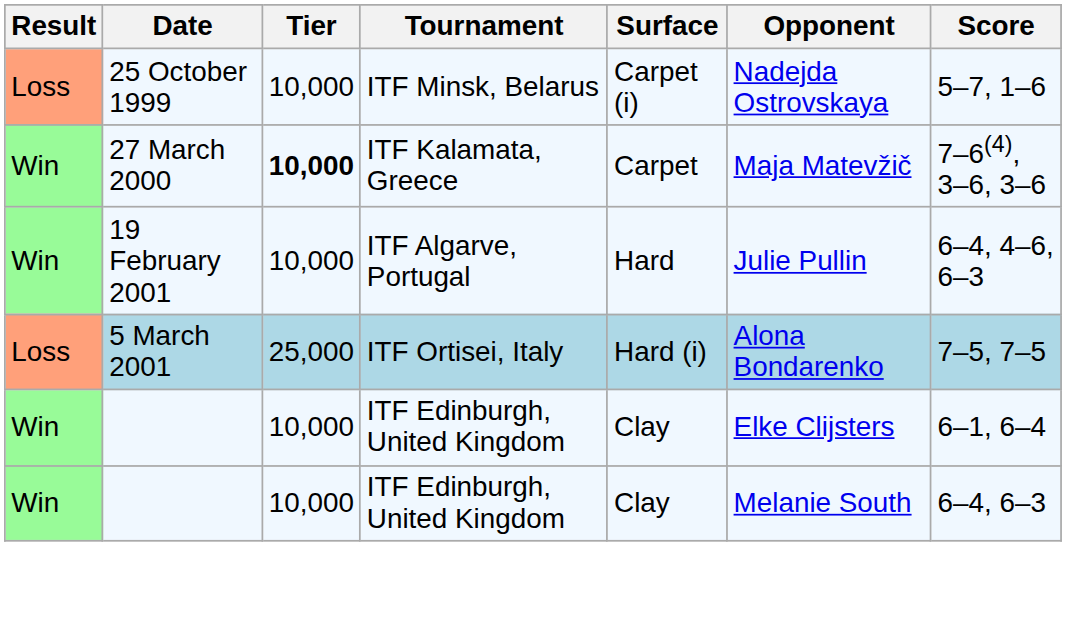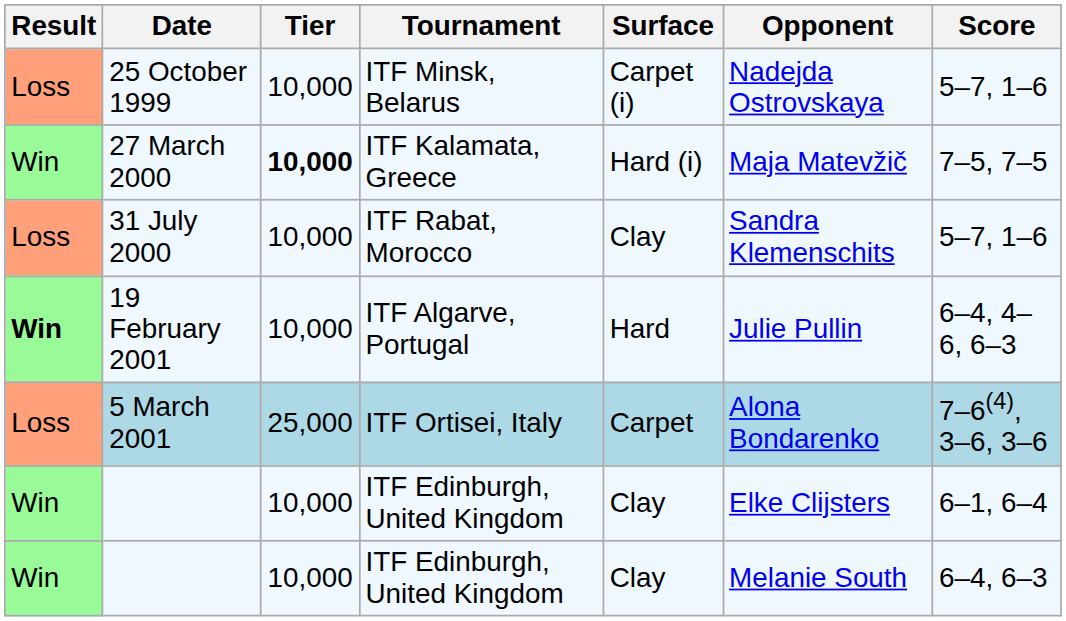(656, 165) Carpet -> (656, 161) Hard (i)
(992, 165) 7–6(4), 3–6, 3–6 -> (993, 161) 7–5, 7–5
+ row: (153, 237)
(35, 260) normal -> (37, 328) bold
(660, 351) Hard (i) -> (652, 423) Carpet
(992, 351) 7–5, 7–5 -> (993, 423) 7–6(4), 3–6, 3–6
